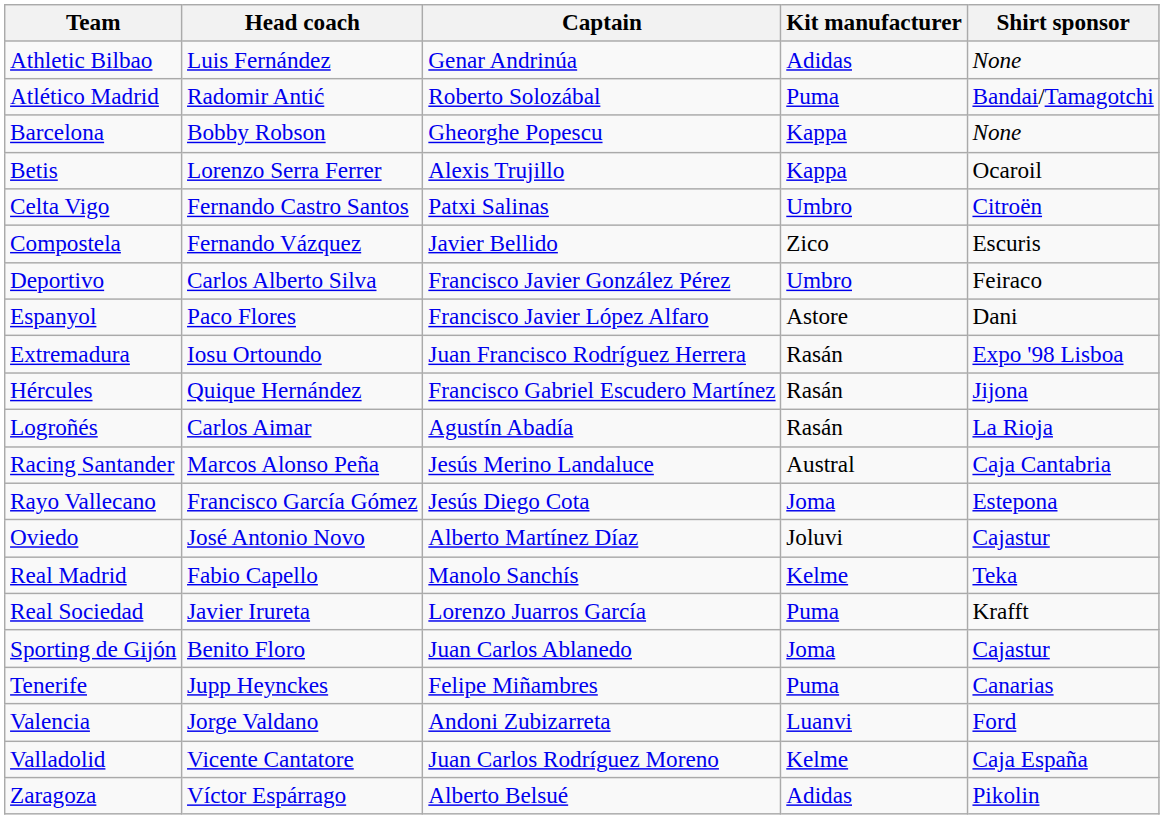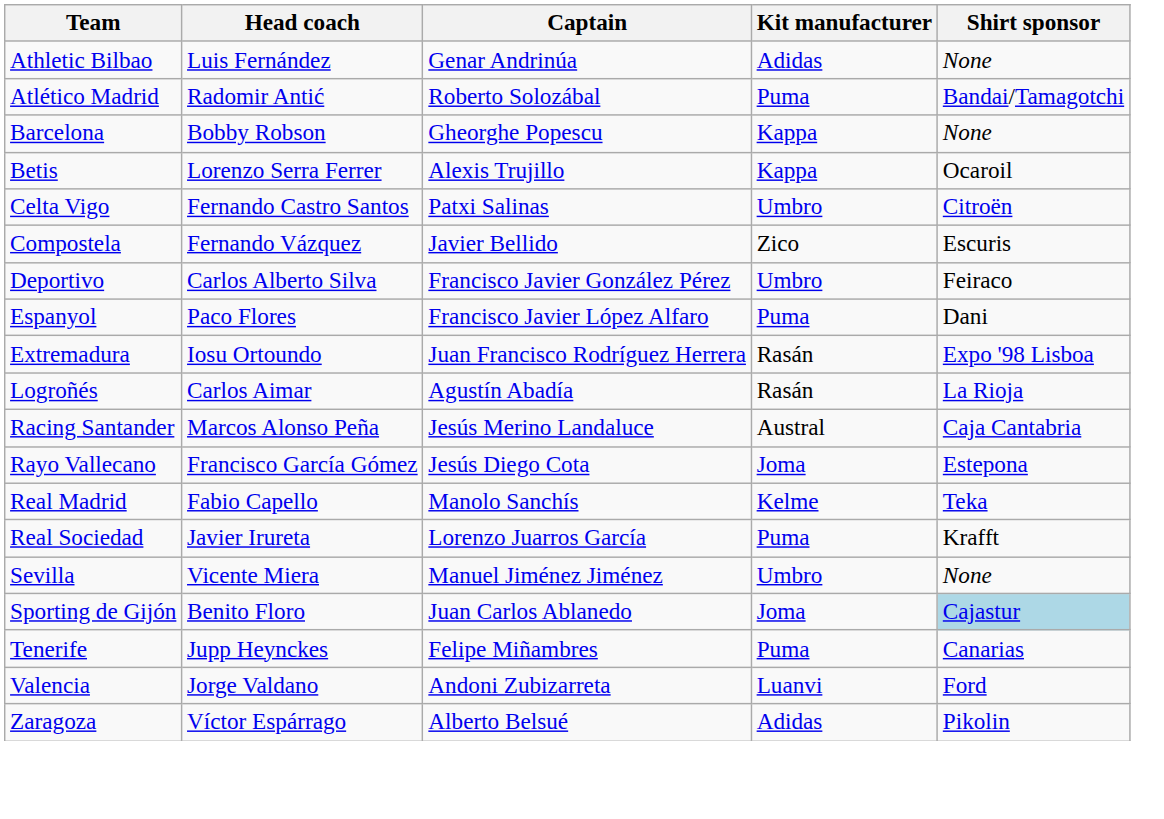(817, 317) Astore -> (783, 317) Puma
- row: (51, 390)
- row: (44, 538)
+ row: (42, 574)
(1011, 648) no background -> (981, 611) lightblue background
- row: (58, 758)
